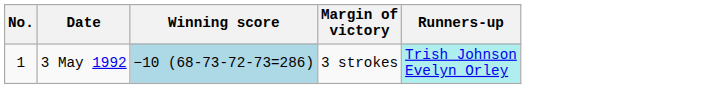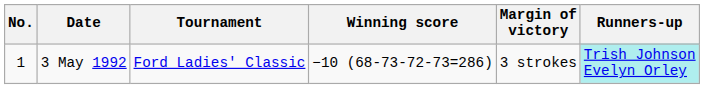+ column: (219, 25)
(224, 64) lightblue background -> (403, 64) no background
